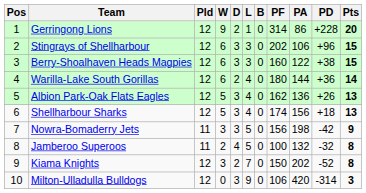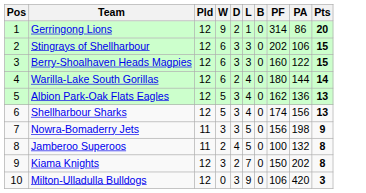- column: (326, 12)
